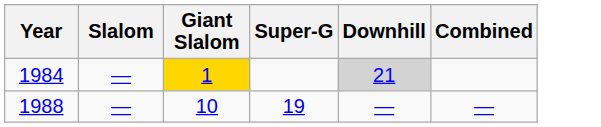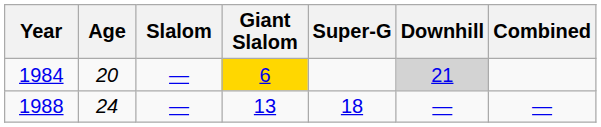+ column: (107, 31)
(207, 74) 1 -> (265, 74) 6
(207, 106) 10 -> (265, 106) 13
(294, 106) 19 -> (352, 106) 18
